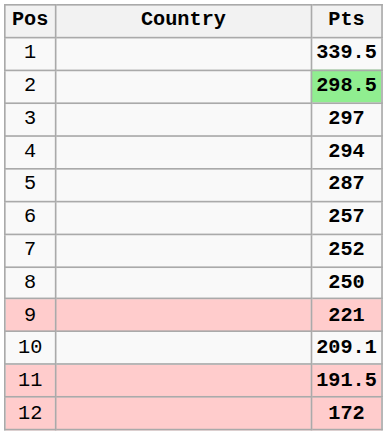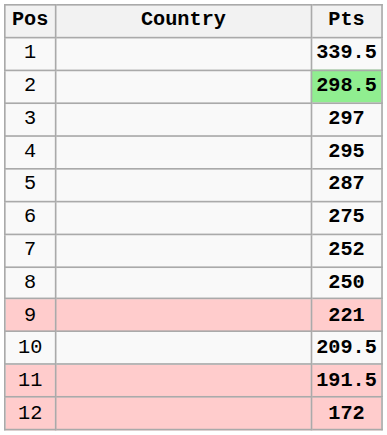(347, 152) 294 -> (347, 152) 295
(347, 218) 257 -> (347, 218) 275
(347, 348) 209.1 -> (347, 348) 209.5
